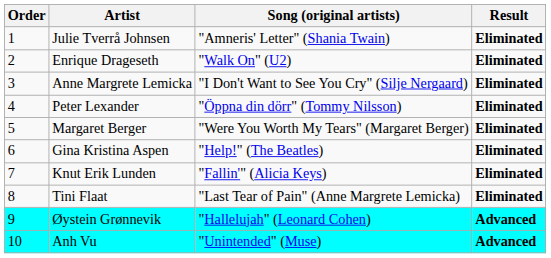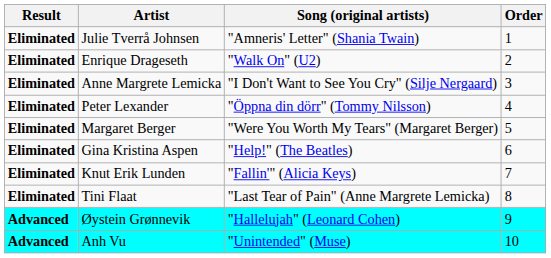columns swapped: (27, 15) <-> (509, 15)
